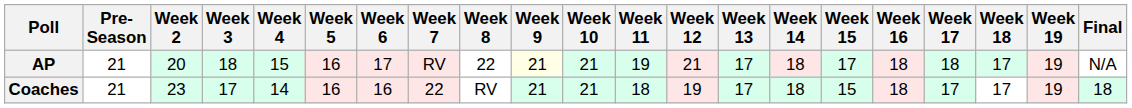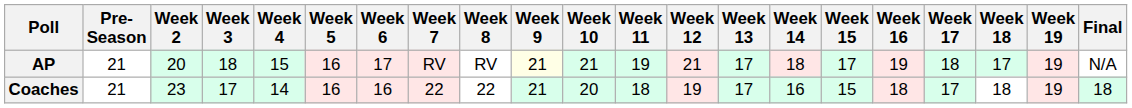(486, 64) 22 -> (486, 64) RV
(899, 64) 18 -> (899, 64) 19
(486, 90) RV -> (486, 90) 22
(589, 90) 21 -> (589, 90) 20
(795, 90) 18 -> (795, 90) 16
(1002, 90) 17 -> (1002, 90) 18
